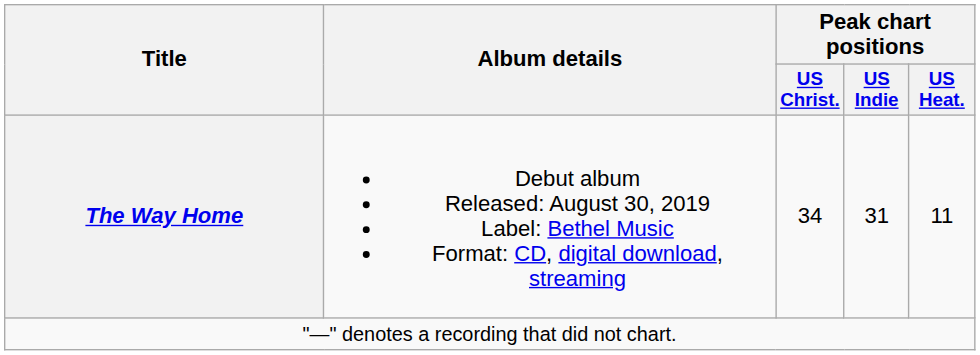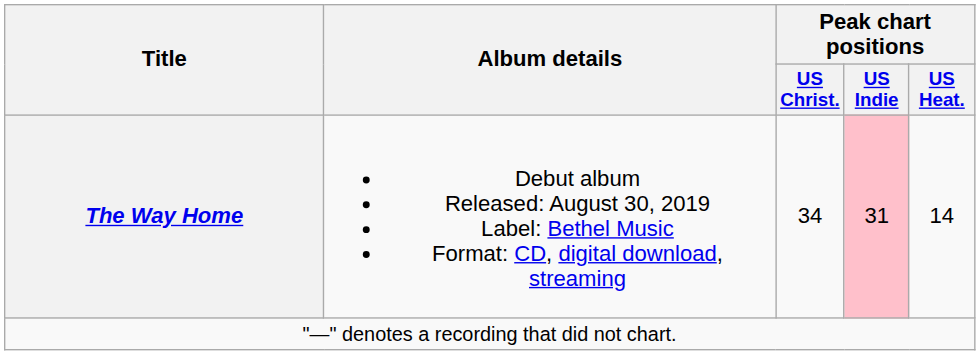(877, 216) no background -> (877, 216) pink background
(942, 216) 11 -> (942, 216) 14
